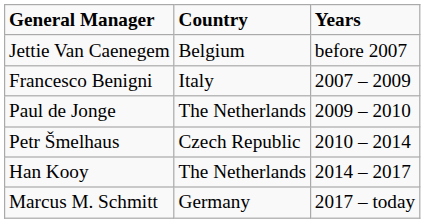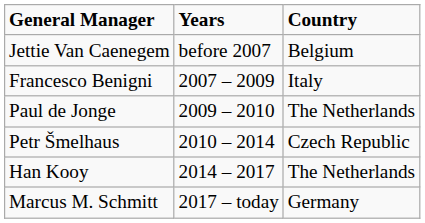columns swapped: (338, 19) <-> (213, 19)
